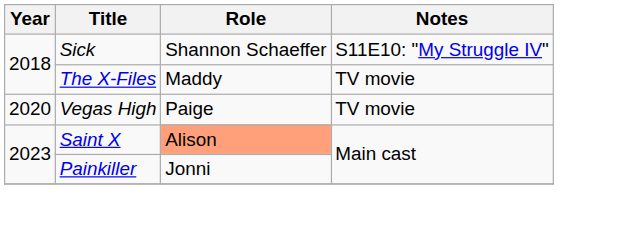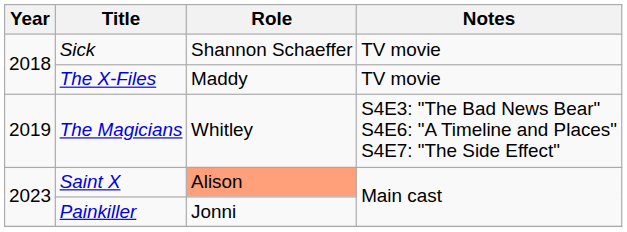(442, 49) S11E10: "My Struggle IV" -> (401, 49) TV movie
+ row: (121, 130)
- row: (108, 109)
